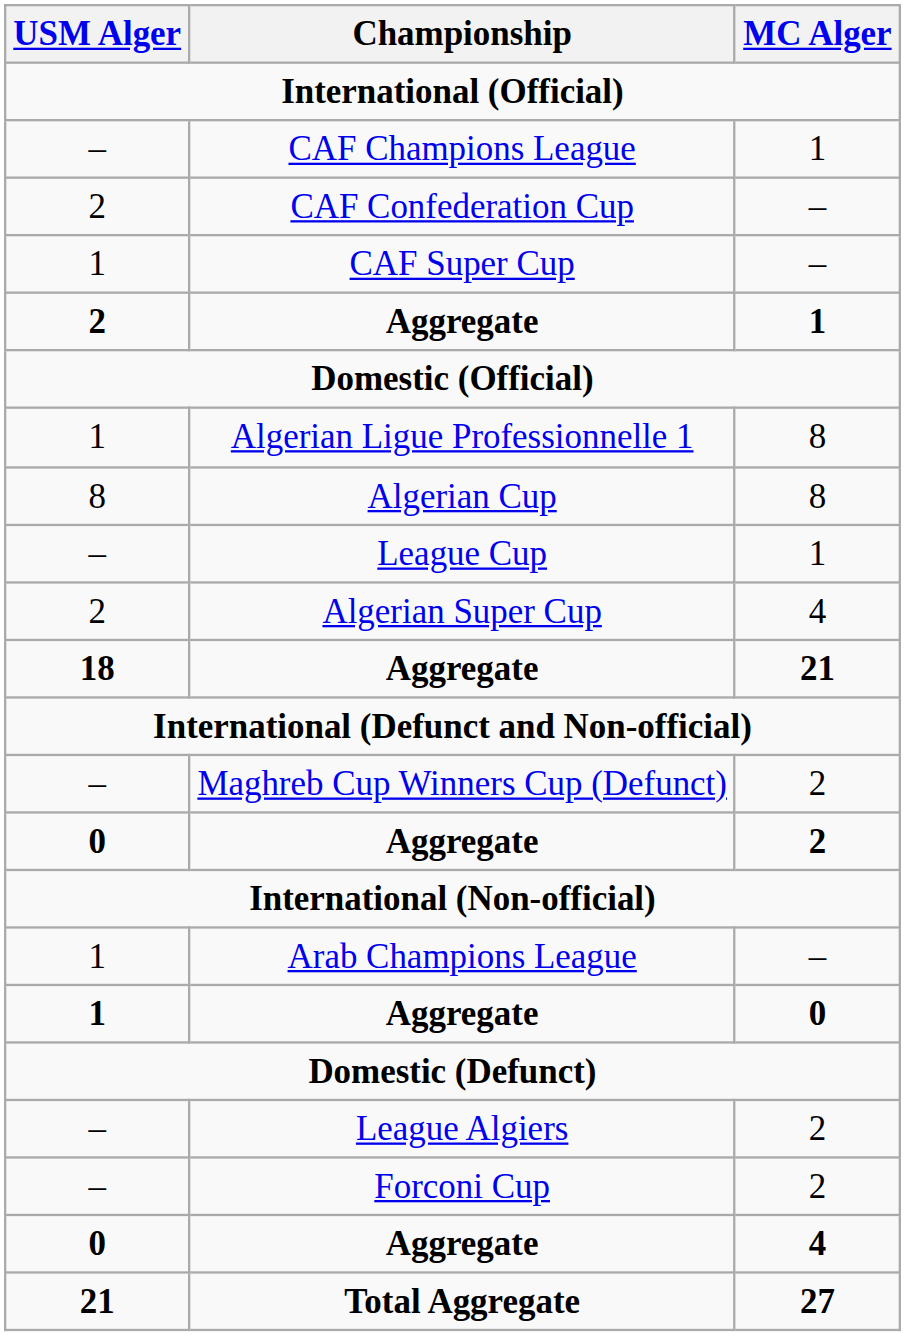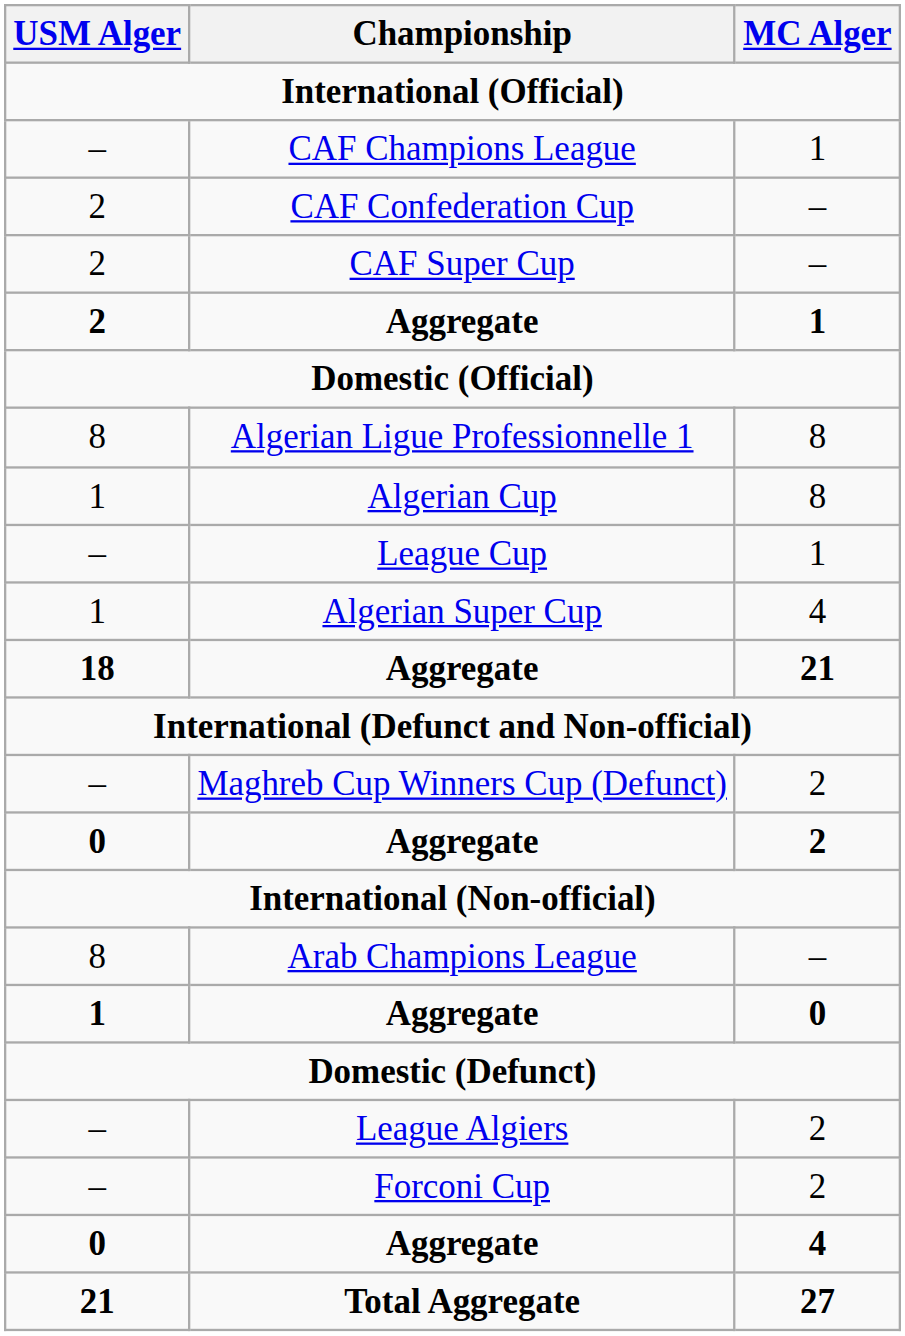(97, 264) 1 -> (97, 264) 2
(97, 437) 1 -> (97, 437) 8
(97, 494) 8 -> (97, 494) 1
(97, 609) 2 -> (97, 609) 1
(97, 955) 1 -> (97, 955) 8
